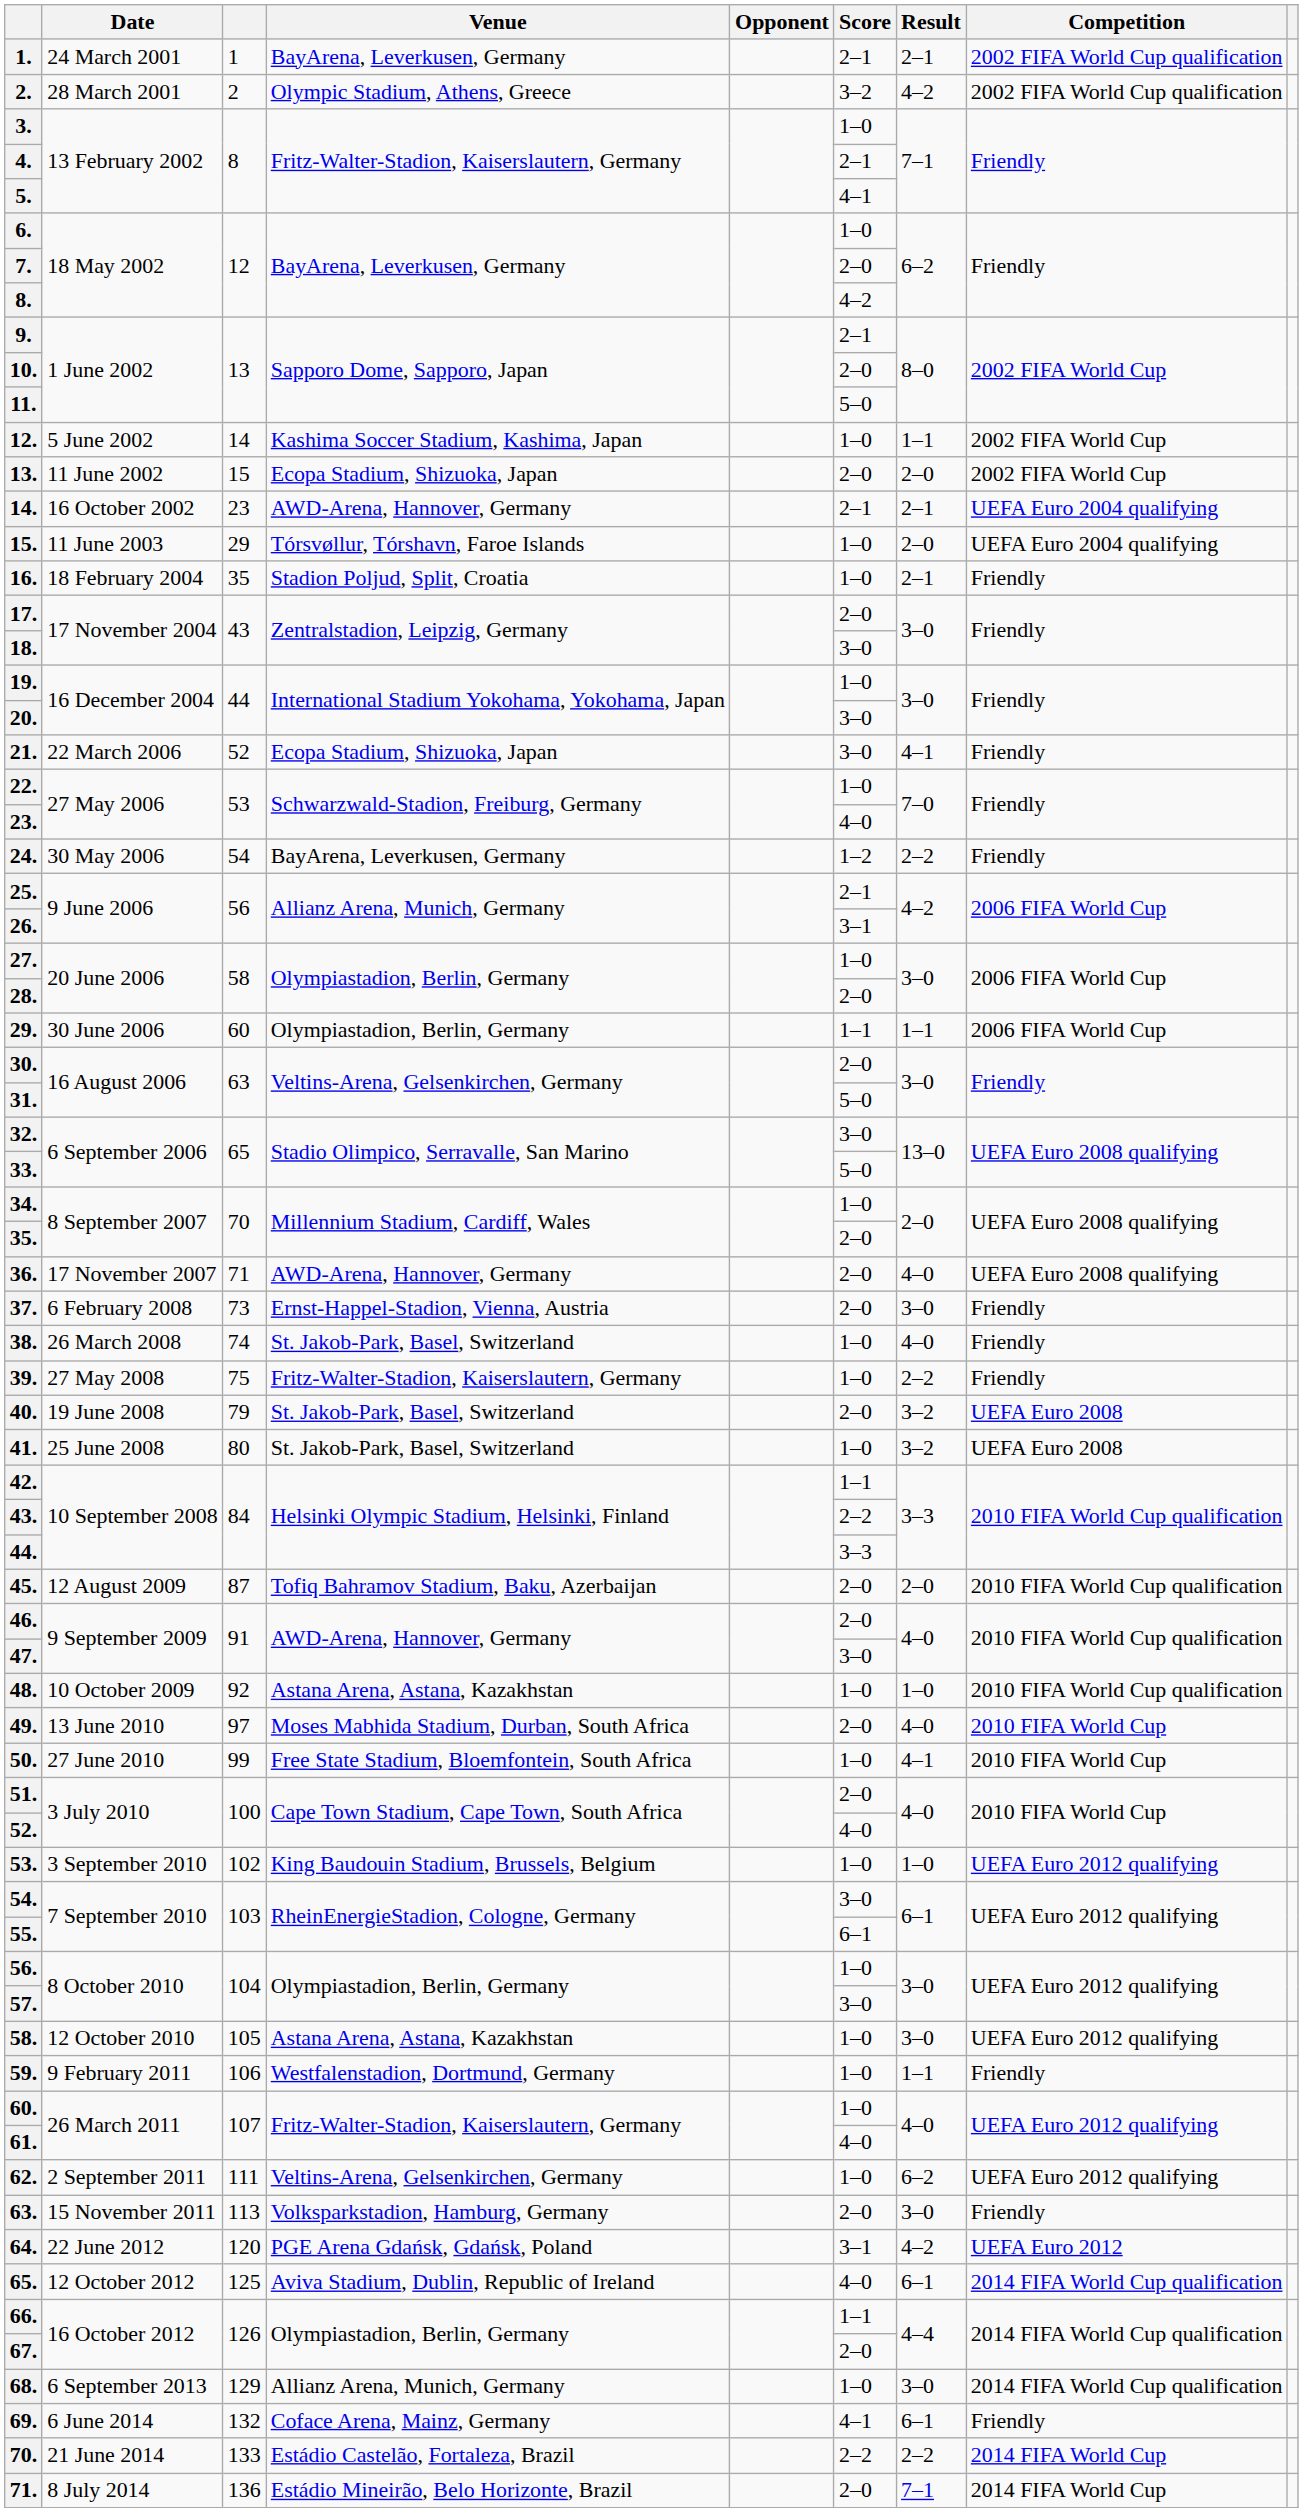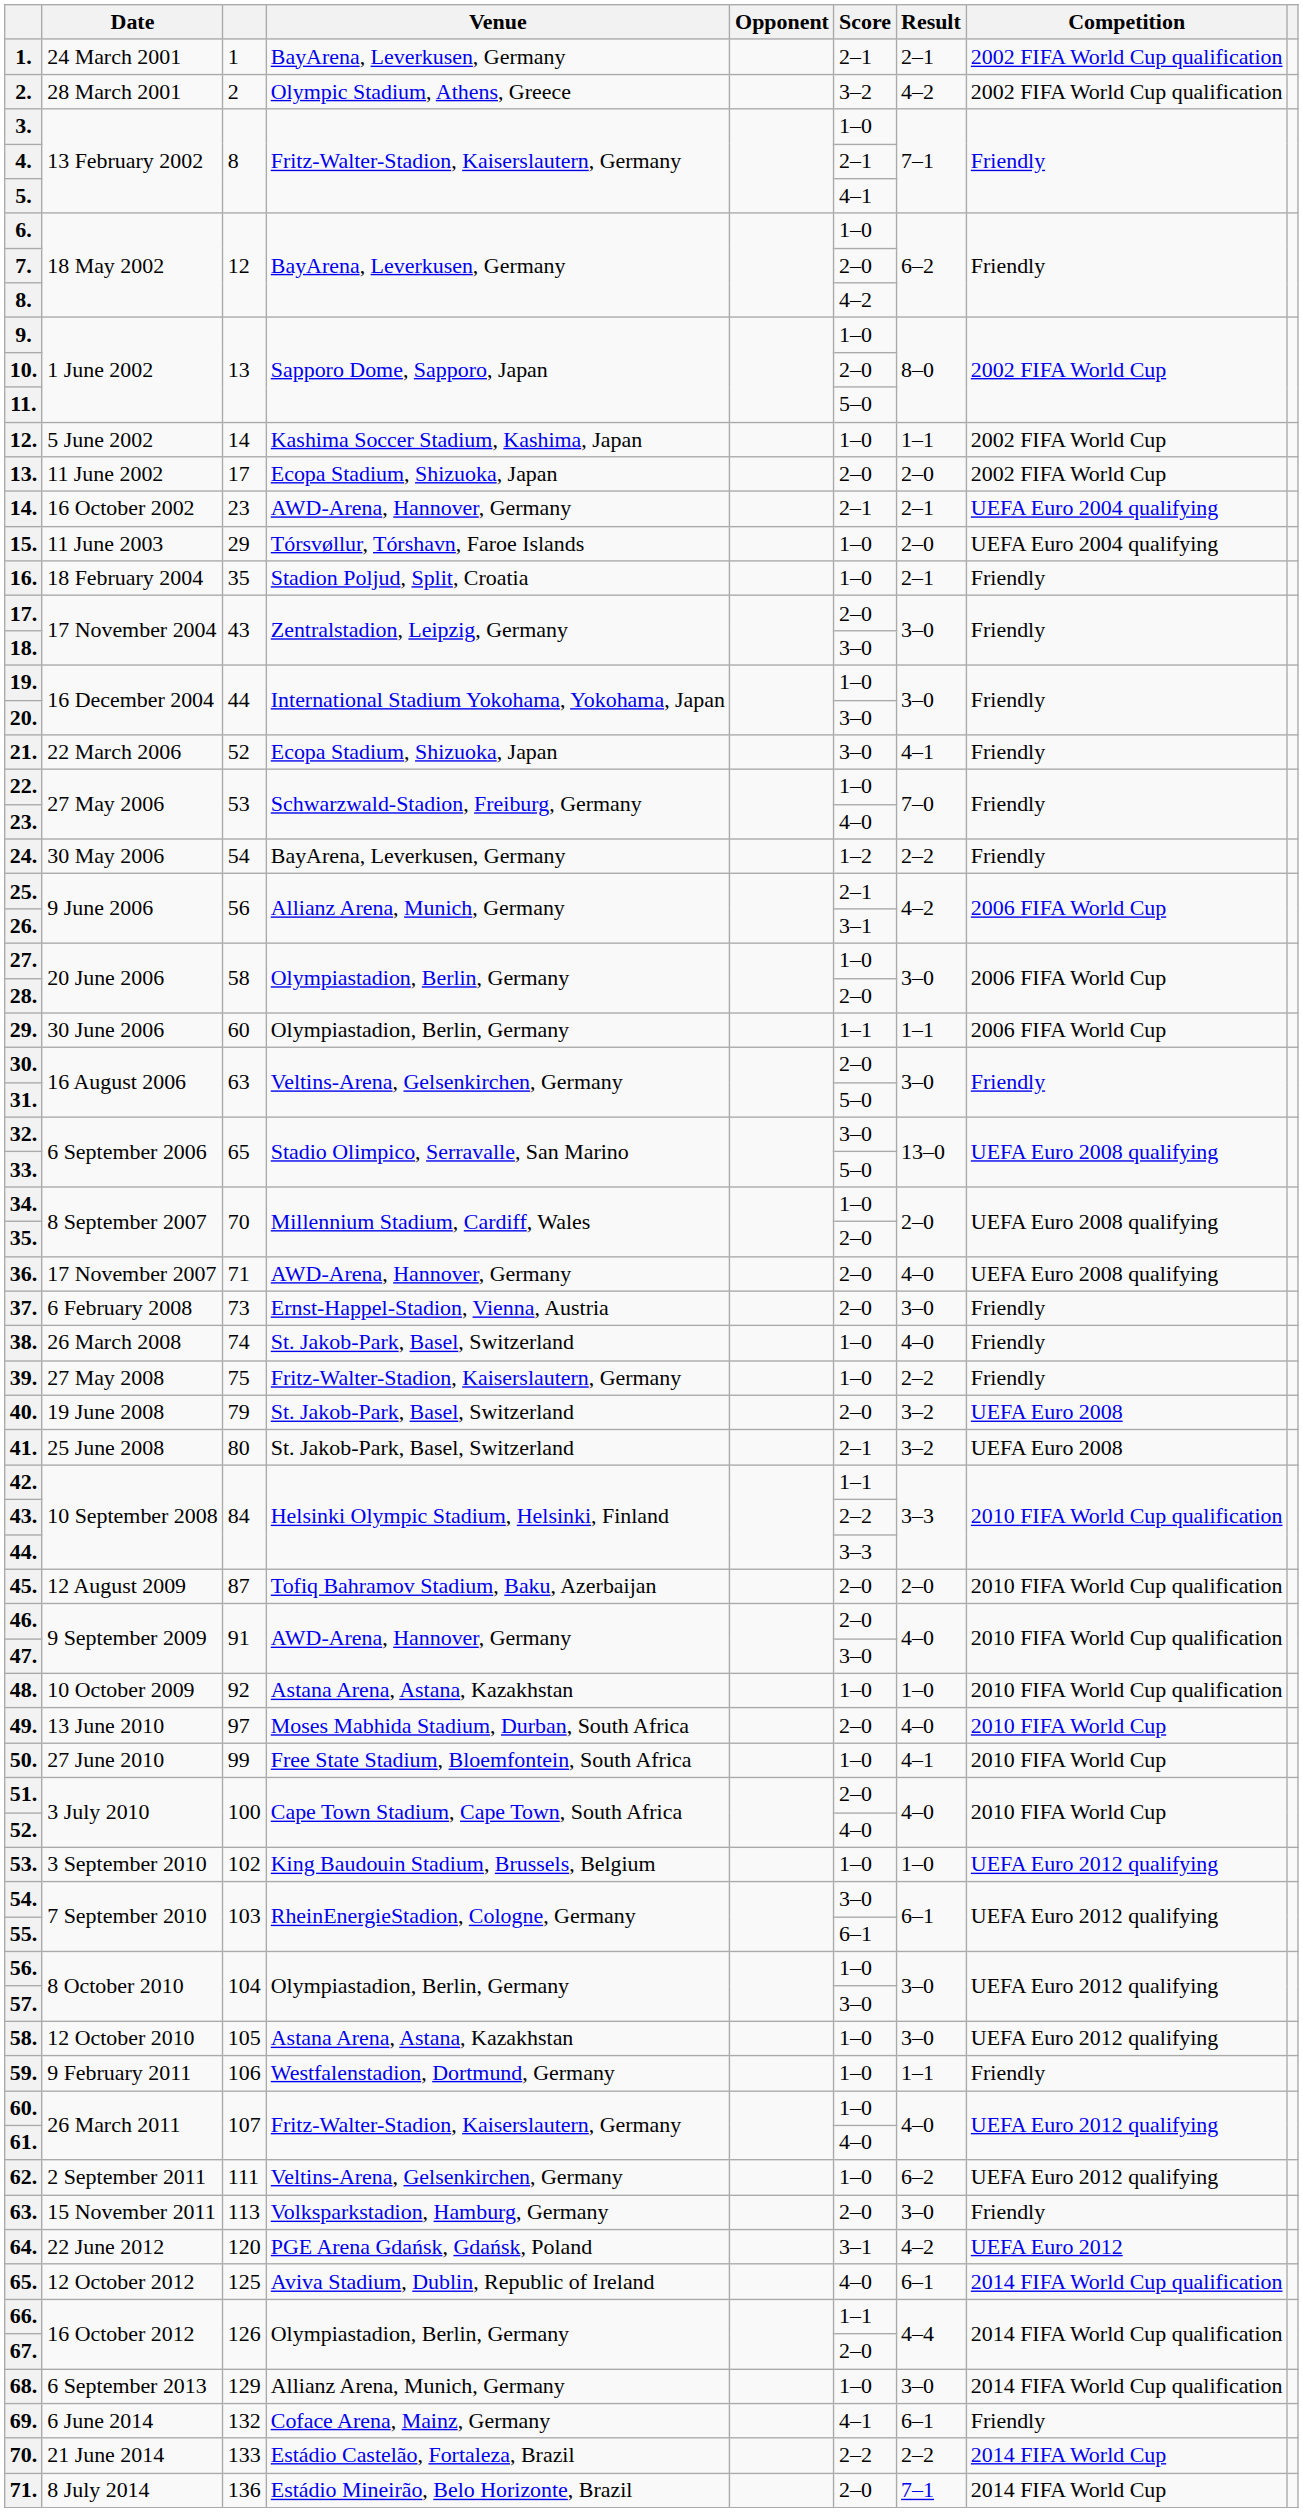(855, 334) 2–1 -> (855, 334) 1–0
(239, 473) 15 -> (239, 473) 17
(855, 1447) 1–0 -> (855, 1447) 2–1
